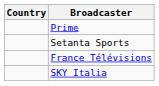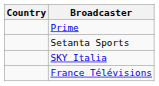rows swapped: (101, 58) <-> (79, 73)
